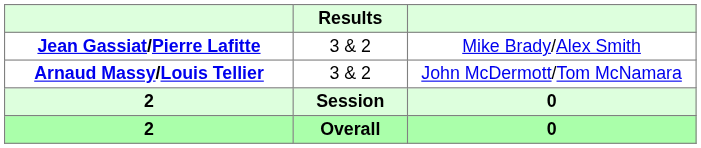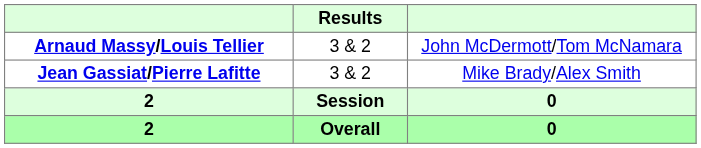rows swapped: (149, 73) <-> (149, 46)
